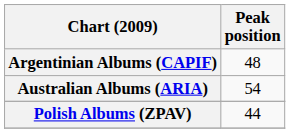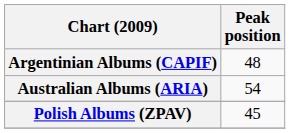(253, 114) 44 -> (253, 114) 45
